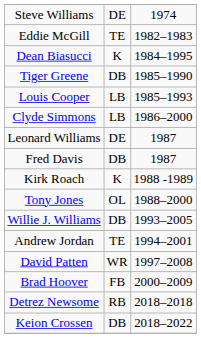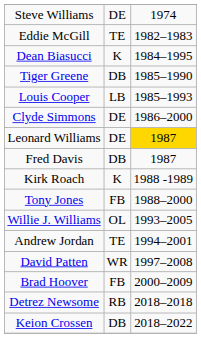(117, 117) LB -> (117, 117) DE
(163, 138) no background -> (163, 138) gold background
(117, 199) OL -> (117, 199) FB
(117, 220) DB -> (117, 220) OL
